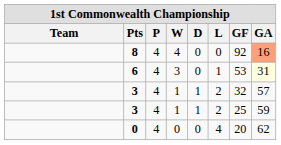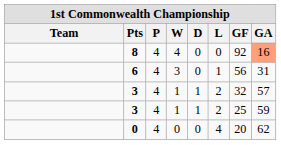(240, 71) 53 -> (240, 71) 56
(263, 71) lightyellow background -> (263, 71) no background
